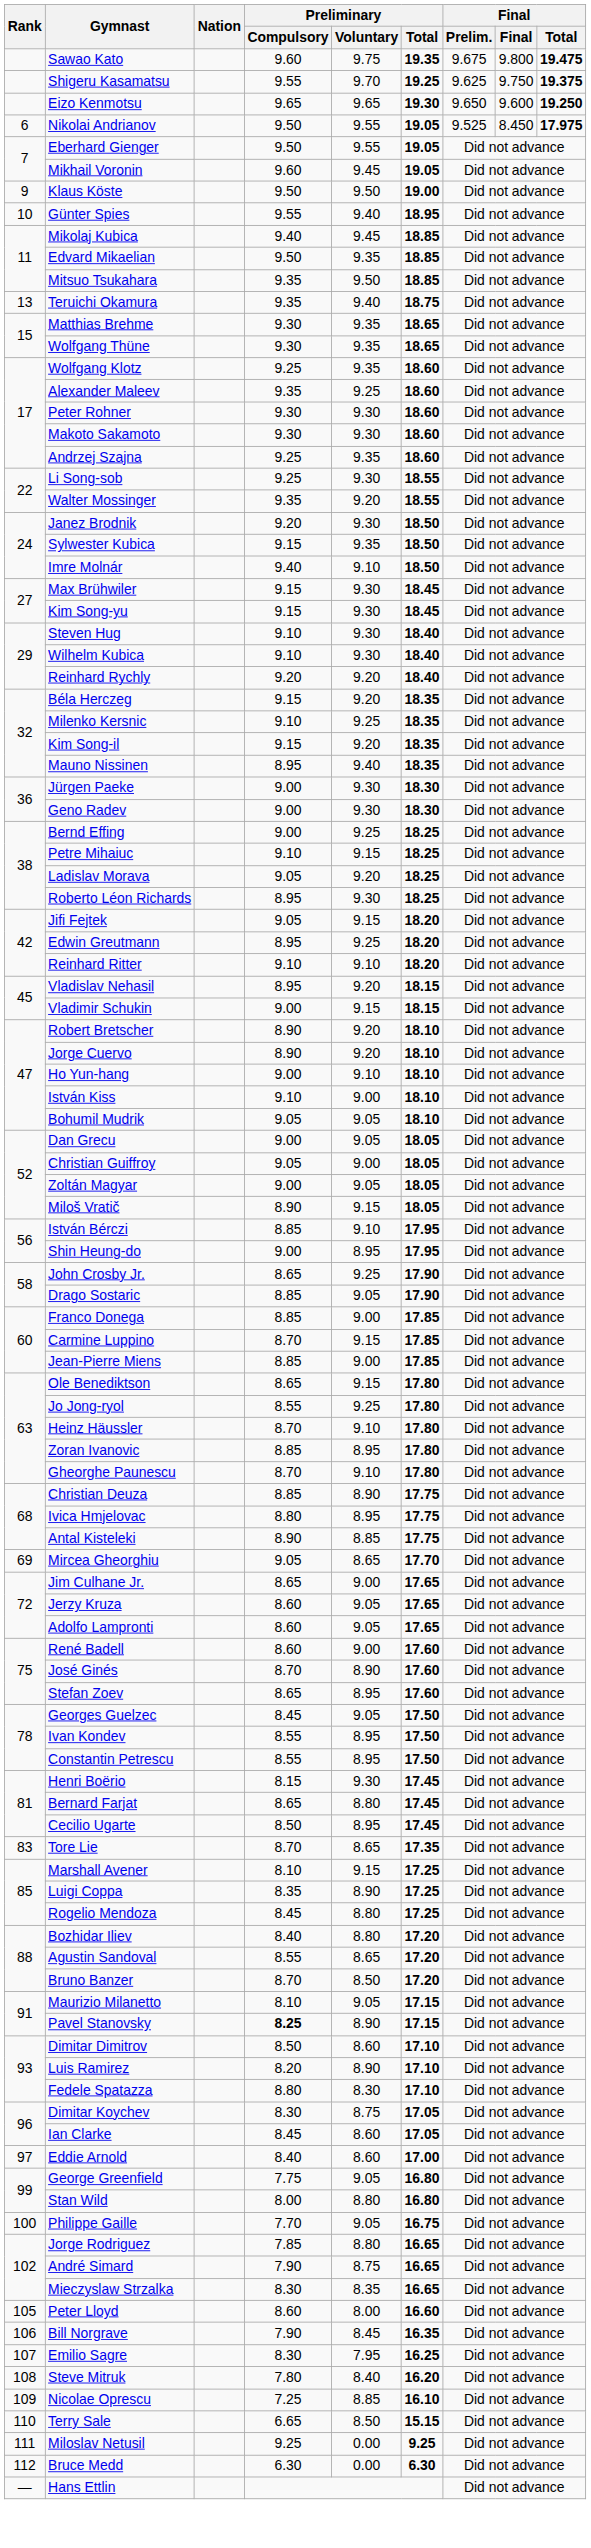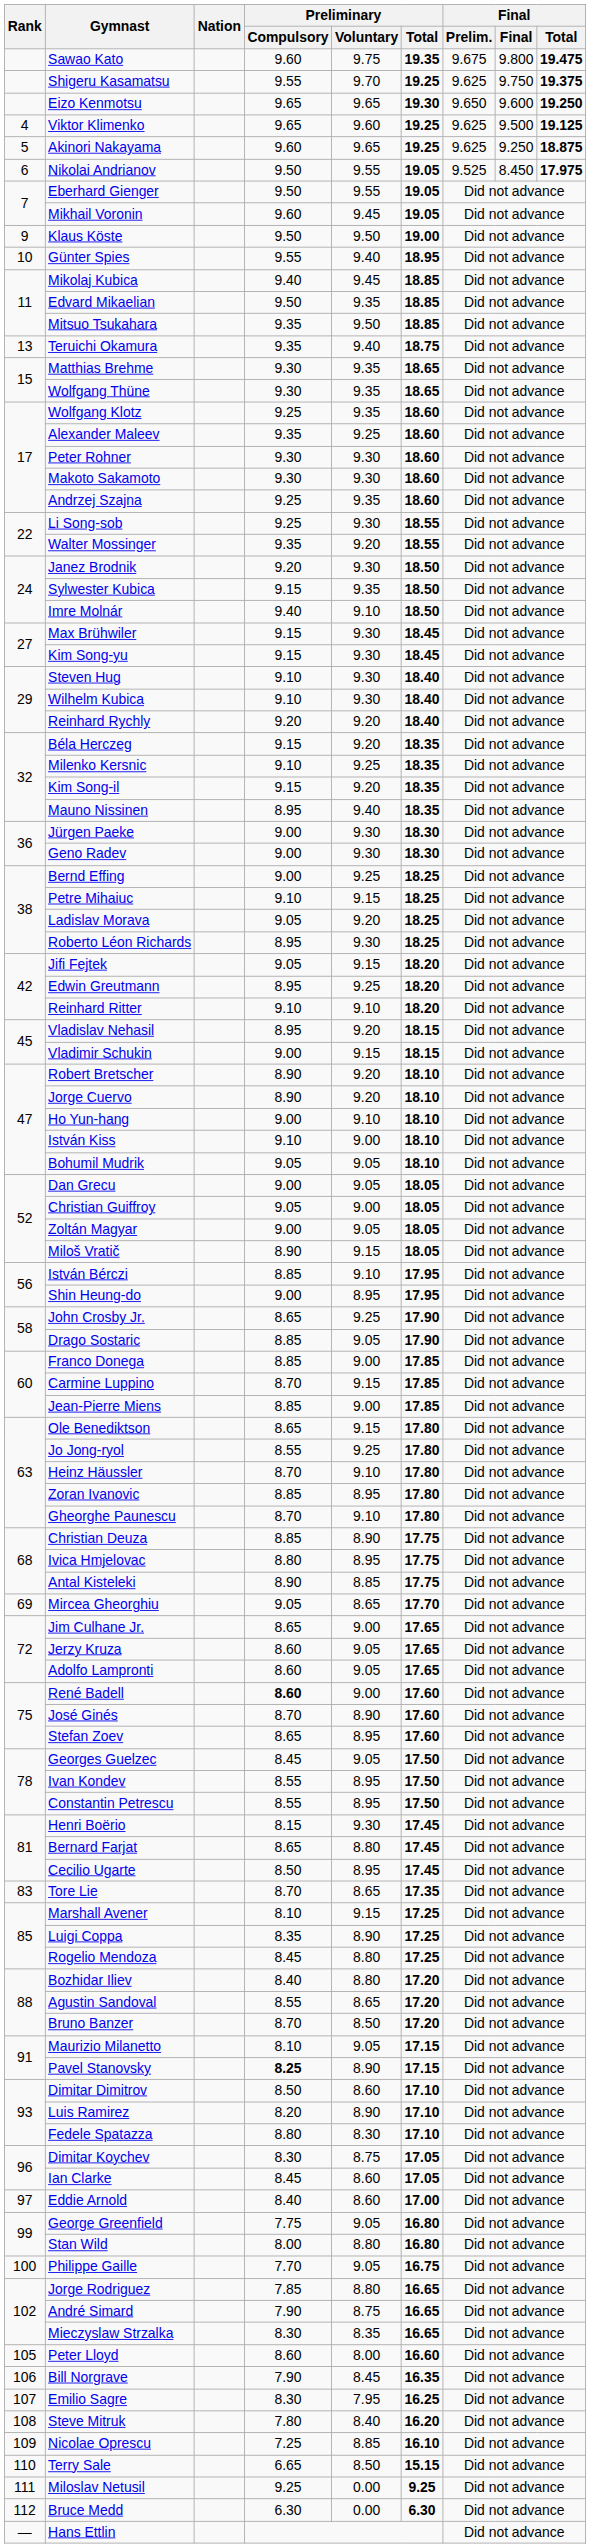+ row: (96, 125)
+ row: (105, 147)
(288, 1649) normal -> (288, 1693) bold
